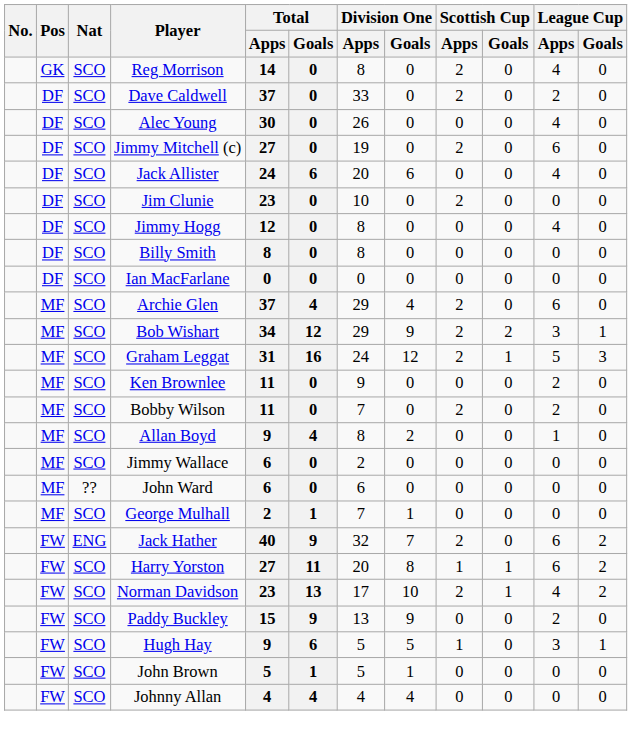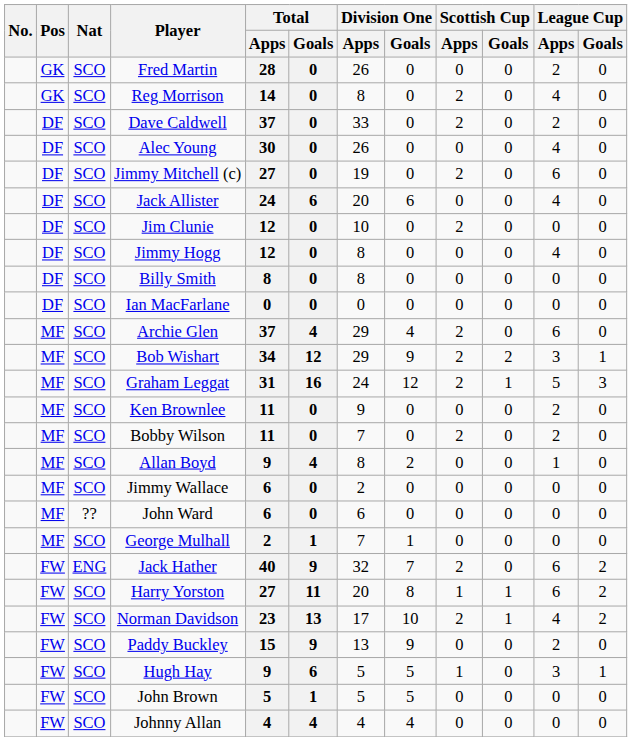+ row: (178, 69)
(267, 200) 23 -> (267, 226) 12
(410, 670) 1 -> (410, 697) 5
